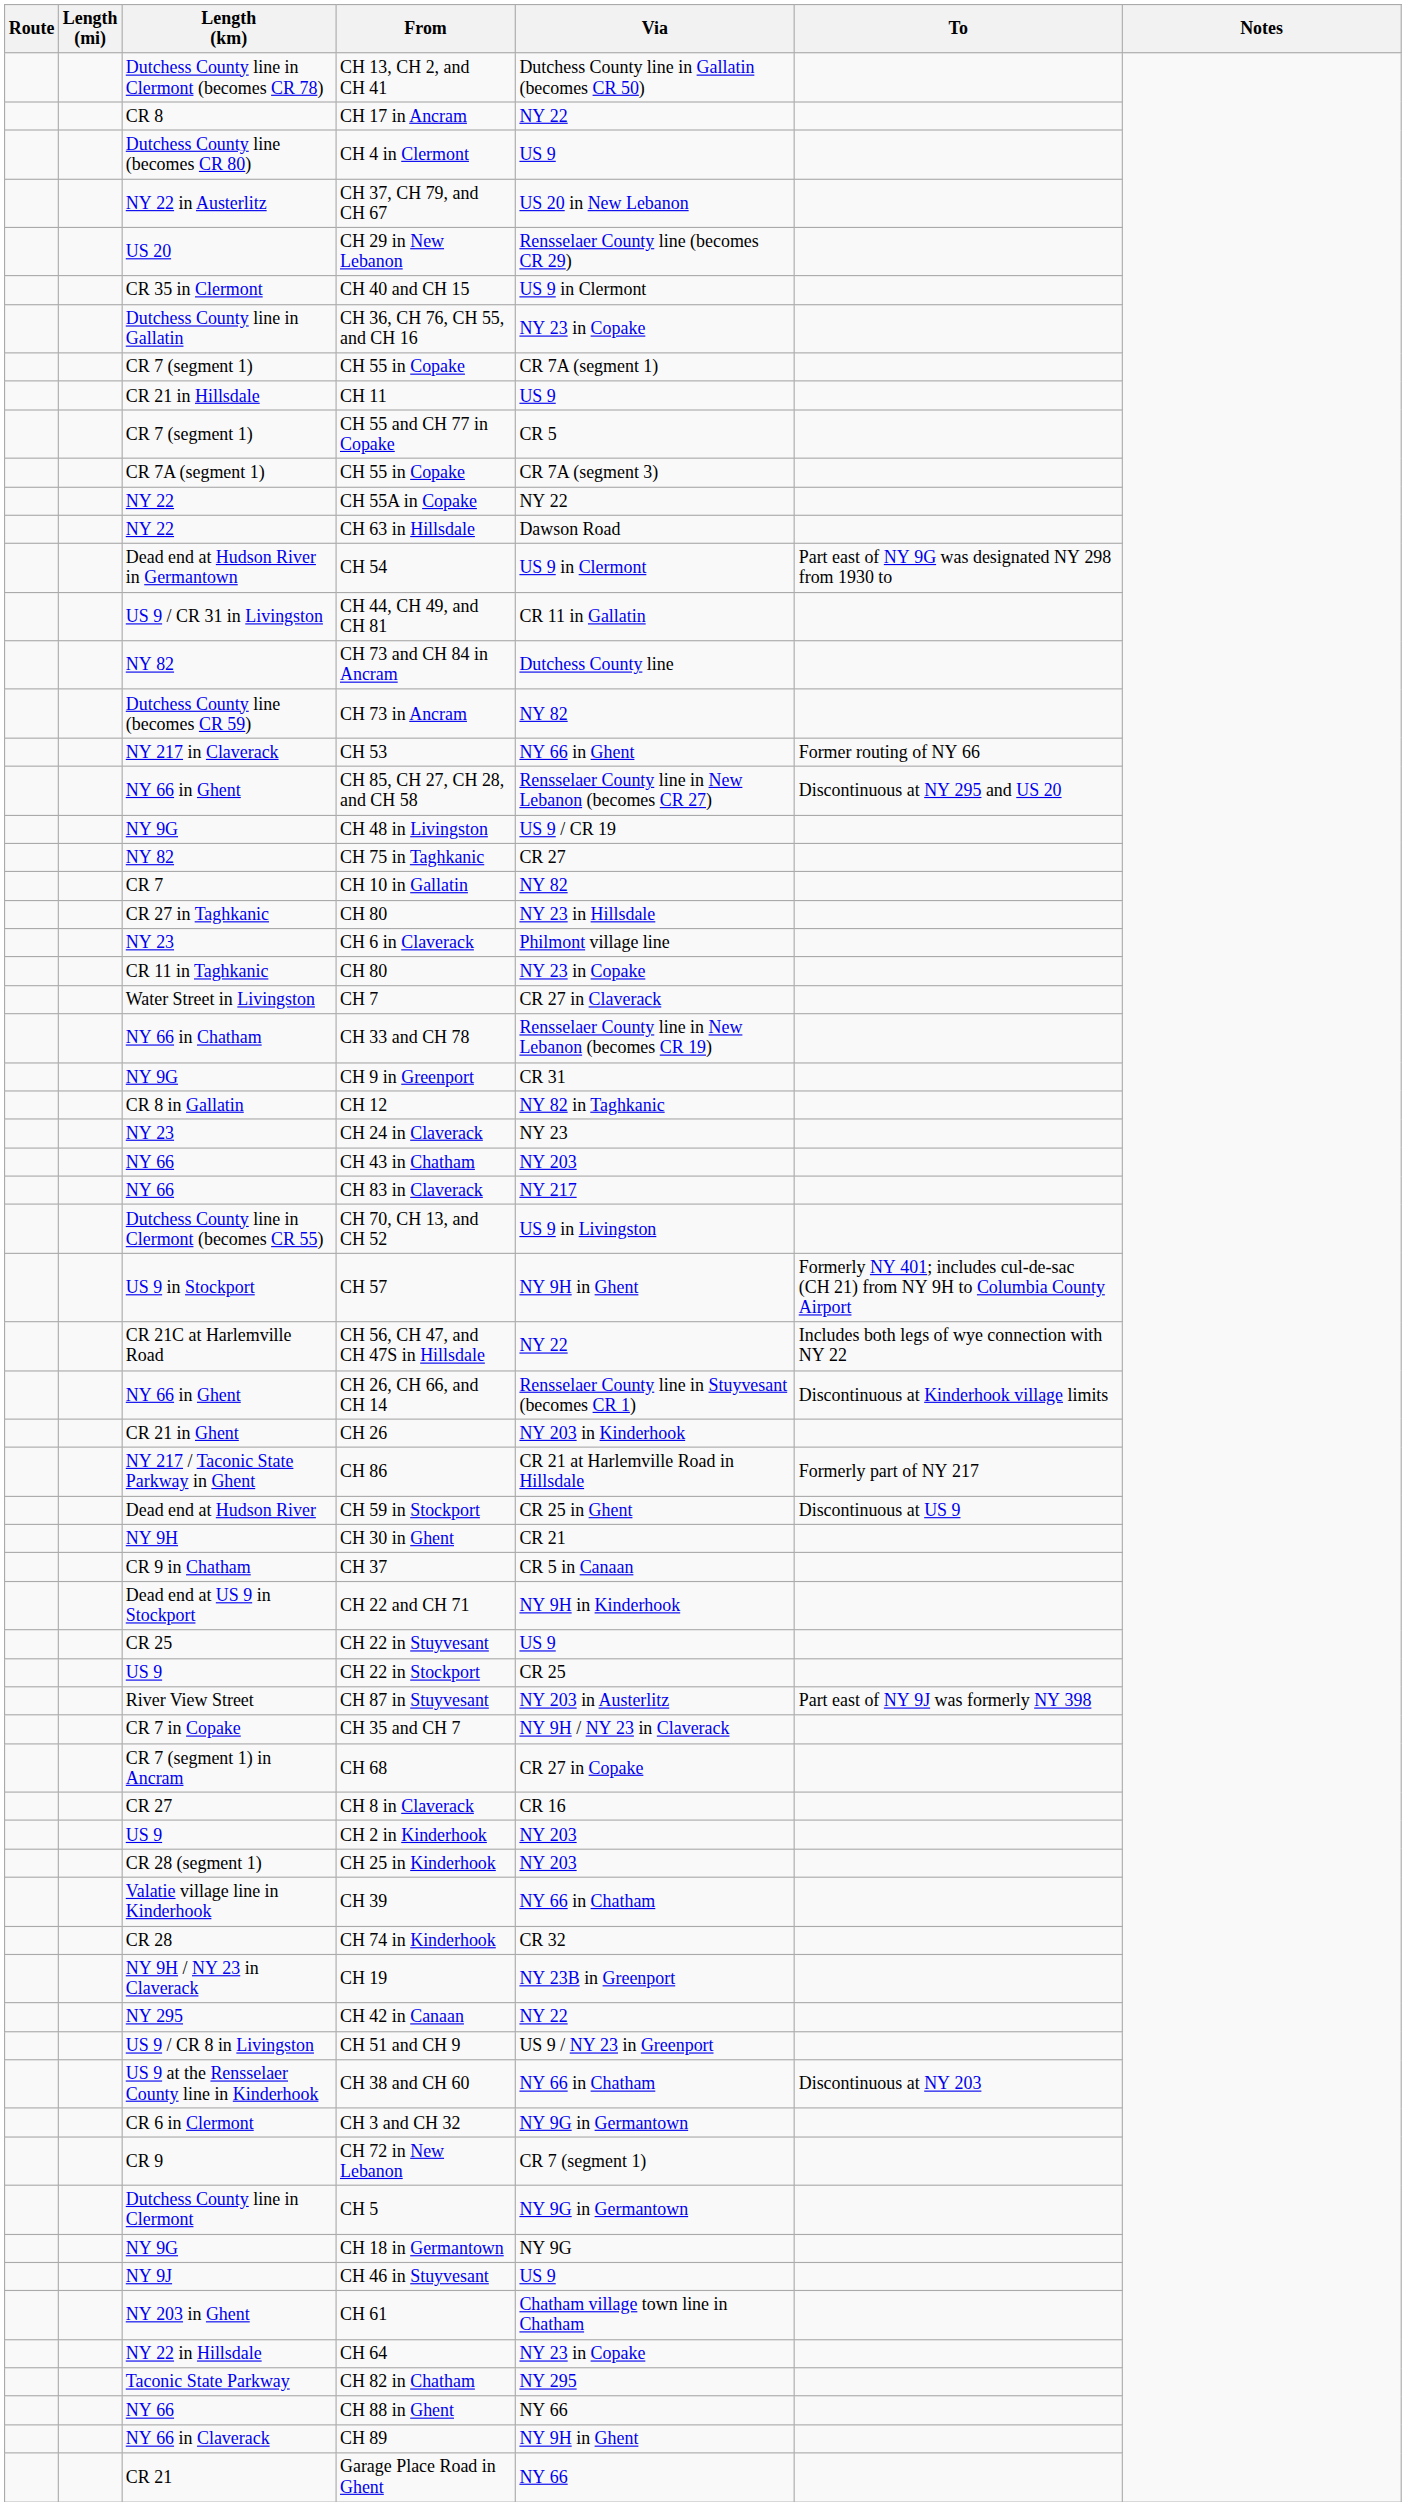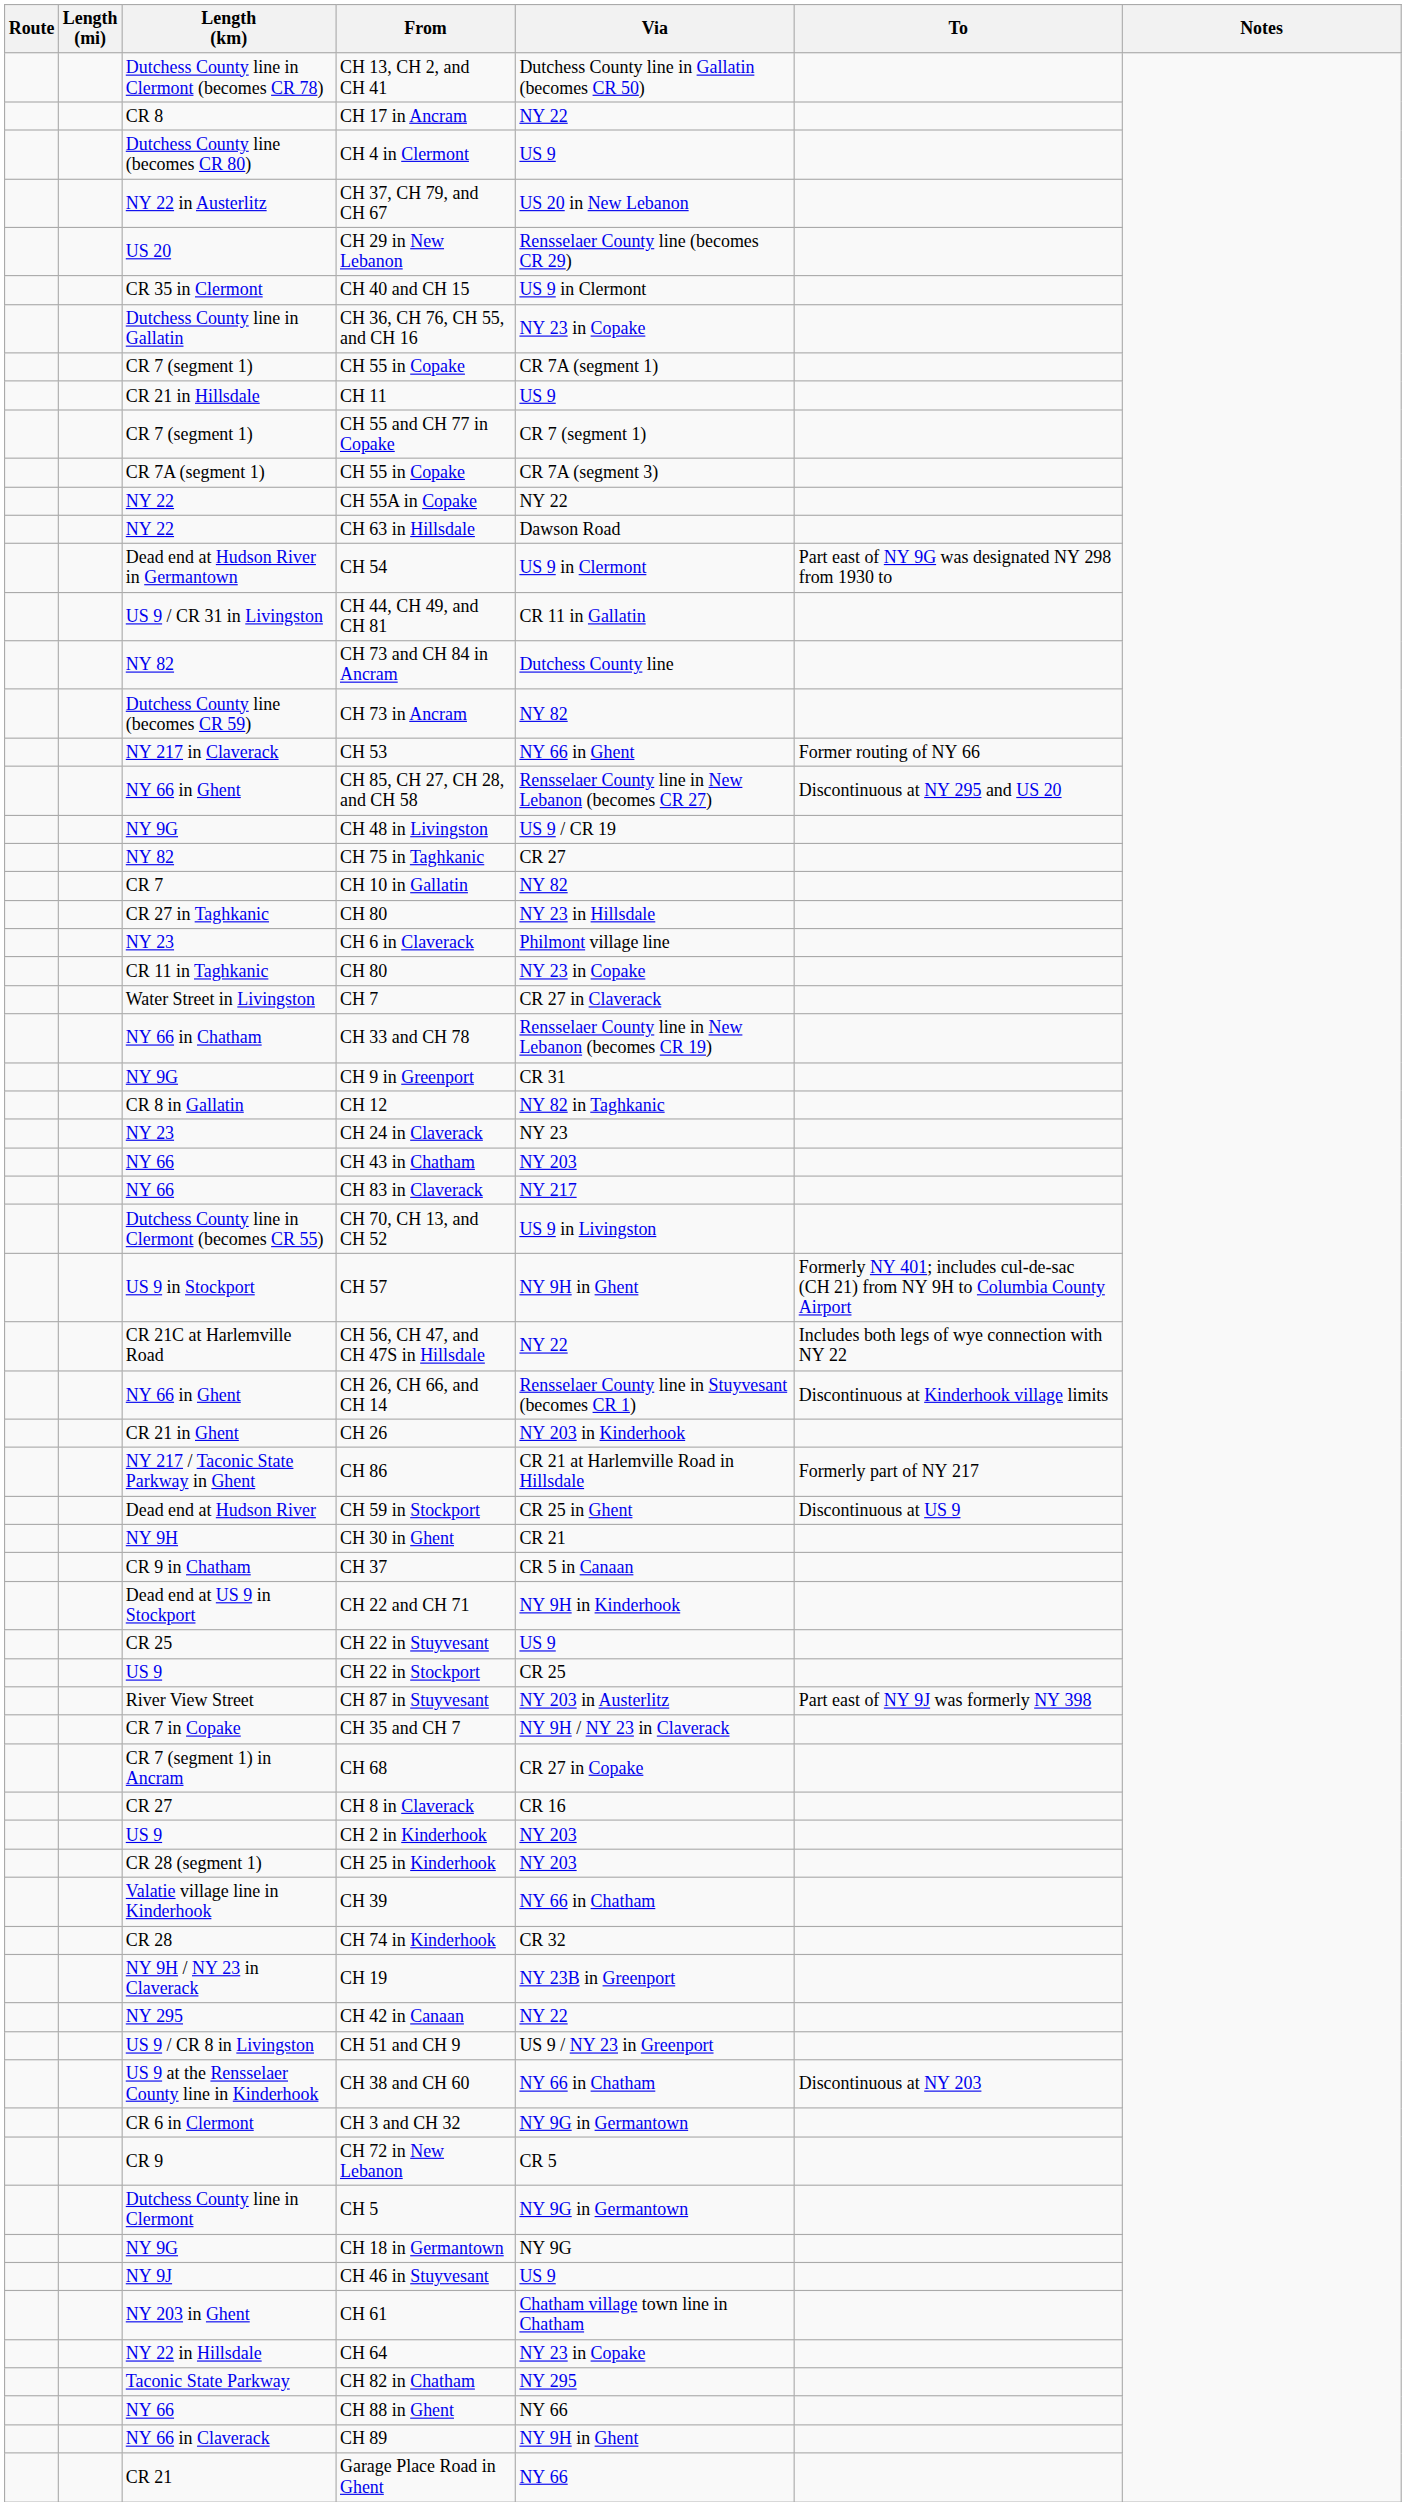(538, 433) CR 5 -> (583, 433) CR 7 (segment 1)
(583, 2160) CR 7 (segment 1) -> (538, 2160) CR 5
